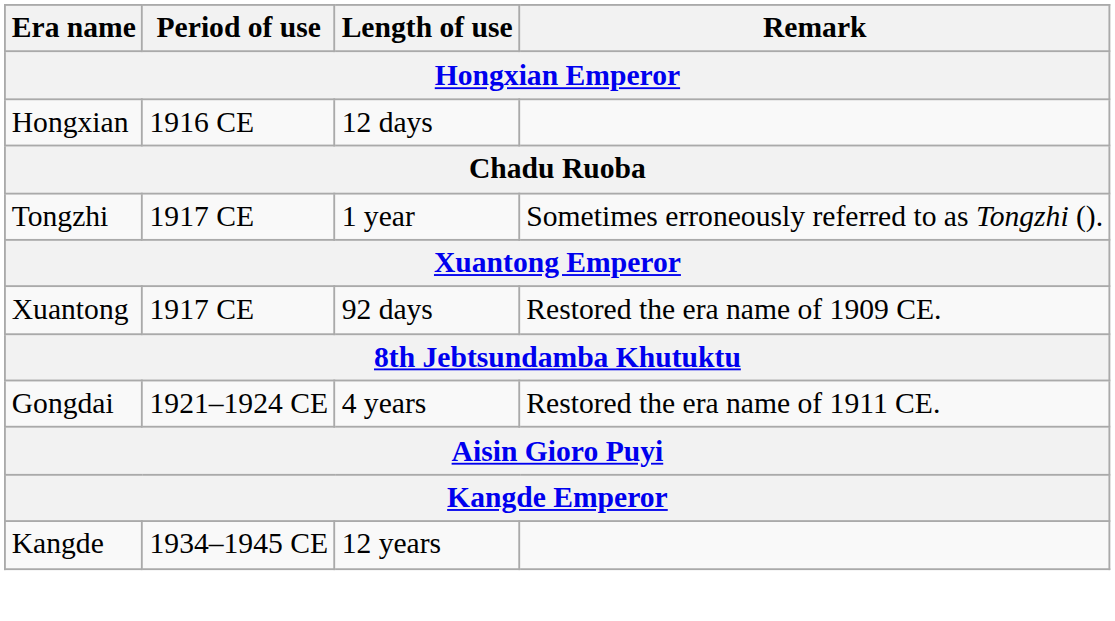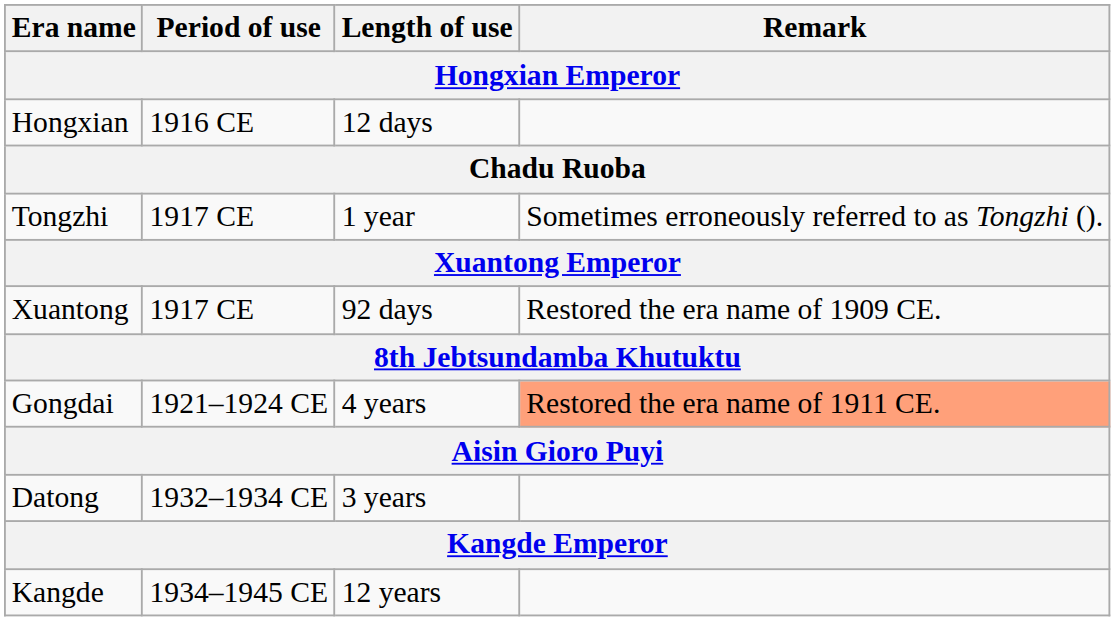(733, 403) no background -> (733, 403) lightsalmon background
+ row: (55, 497)
